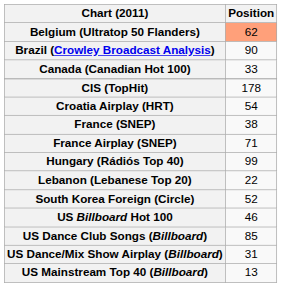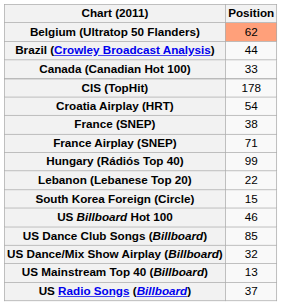(251, 50) 90 -> (251, 50) 44
(251, 198) 52 -> (251, 198) 15
(251, 254) 31 -> (251, 254) 32
+ row: (115, 291)
